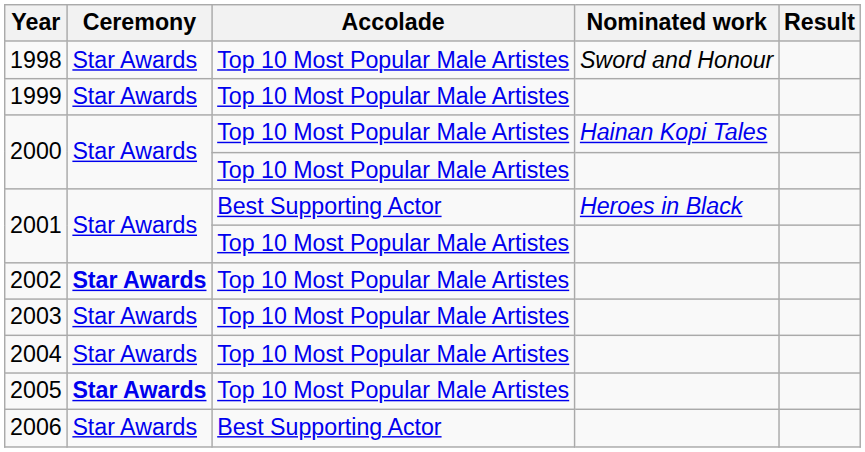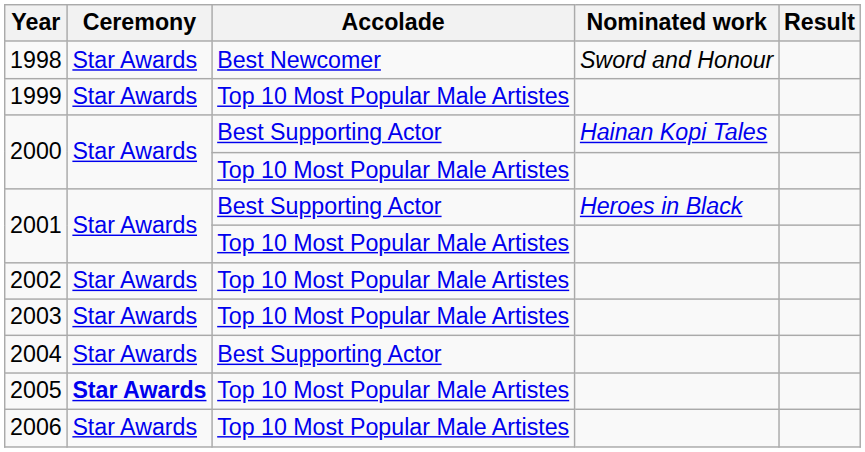(393, 59) Top 10 Most Popular Male Artistes -> (299, 59) Best Newcomer
(393, 133) Top 10 Most Popular Male Artistes -> (329, 133) Best Supporting Actor
(139, 280) bold -> (135, 280) normal
(393, 354) Top 10 Most Popular Male Artistes -> (329, 354) Best Supporting Actor
(329, 427) Best Supporting Actor -> (393, 427) Top 10 Most Popular Male Artistes
